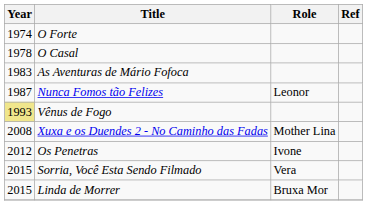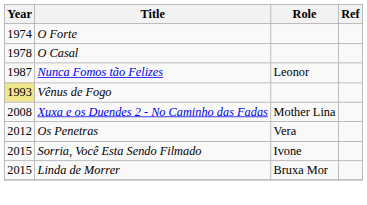- row: (113, 72)
(288, 151) Ivone -> (285, 131) Vera
(285, 170) Vera -> (288, 151) Ivone
